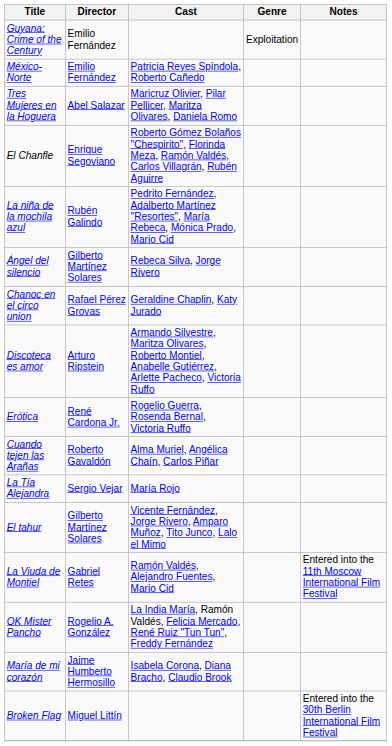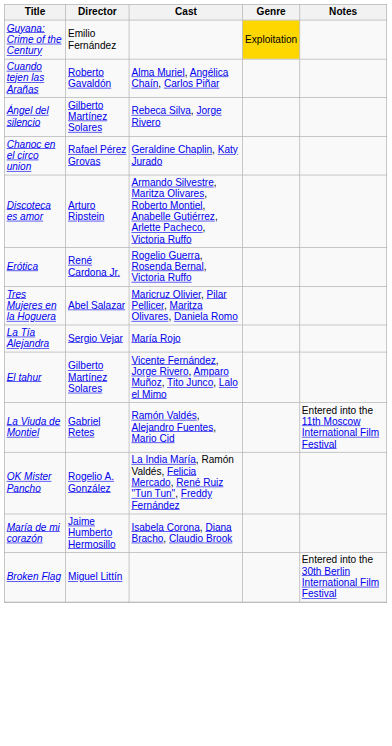(272, 39) no background -> (271, 39) gold background
- row: (24, 72)
rows swapped: (25, 455) <-> (32, 105)
- row: (30, 155)
- row: (30, 217)
